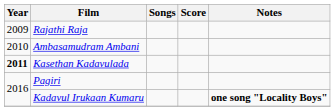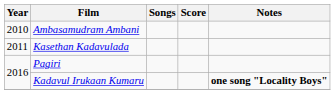- row: (60, 30)
(17, 64) bold -> (17, 47) normal
